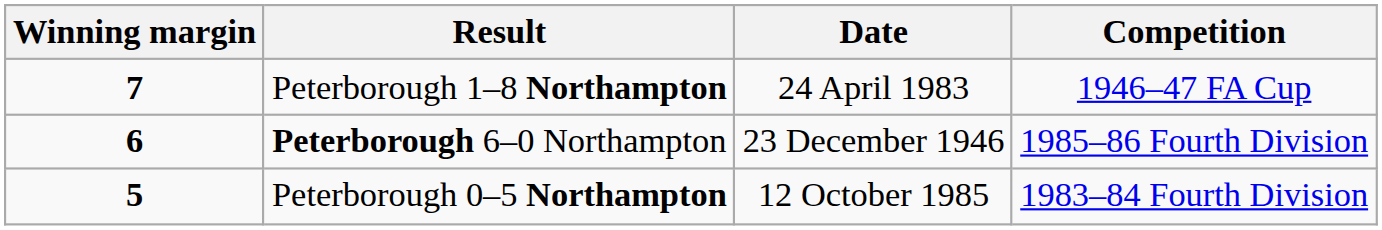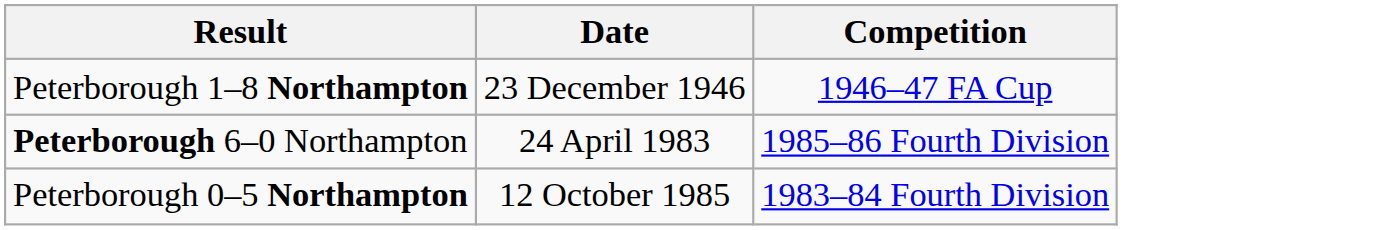- column: (135, 31)
(874, 86) 24 April 1983 -> (615, 86) 23 December 1946
(874, 140) 23 December 1946 -> (615, 140) 24 April 1983
